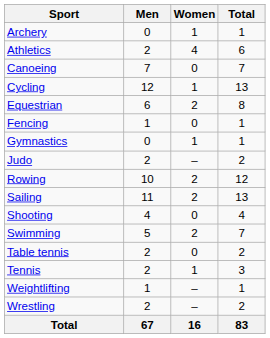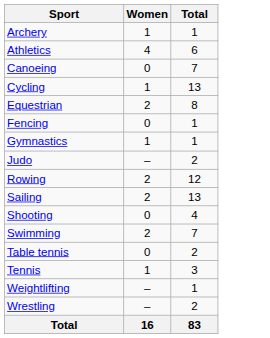- column: (147, 14)
